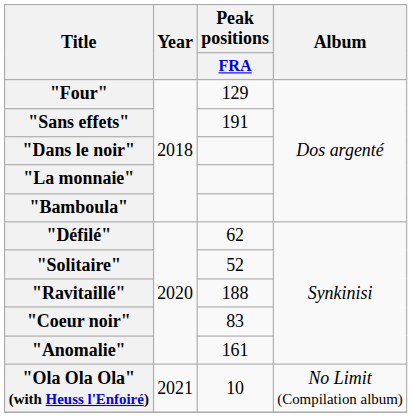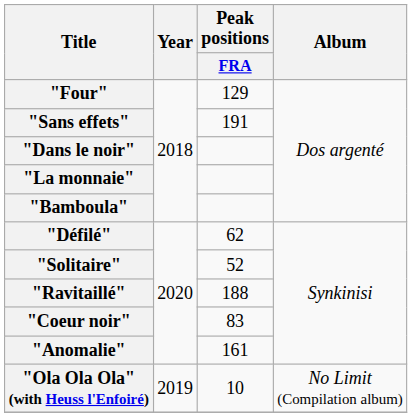(175, 388) 2021 -> (175, 388) 2019
